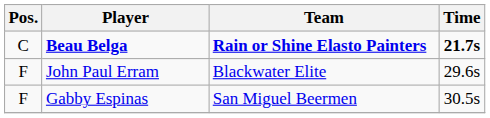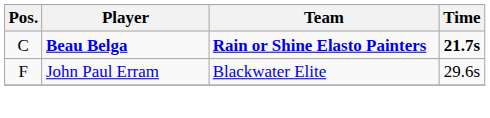- row: (97, 98)
